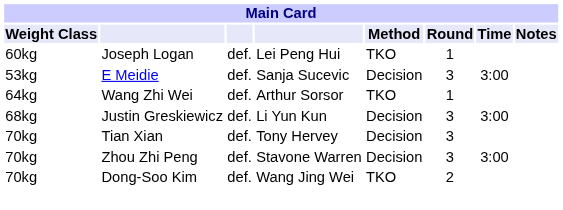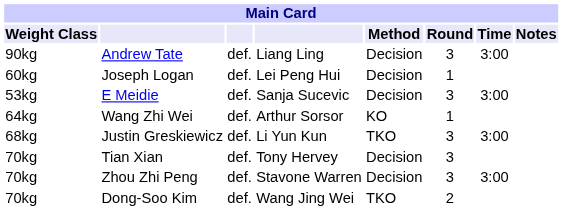+ row: (142, 54)
(381, 54) TKO -> (394, 75) Decision
(381, 95) TKO -> (377, 116) KO
(394, 116) Decision -> (381, 136) TKO
